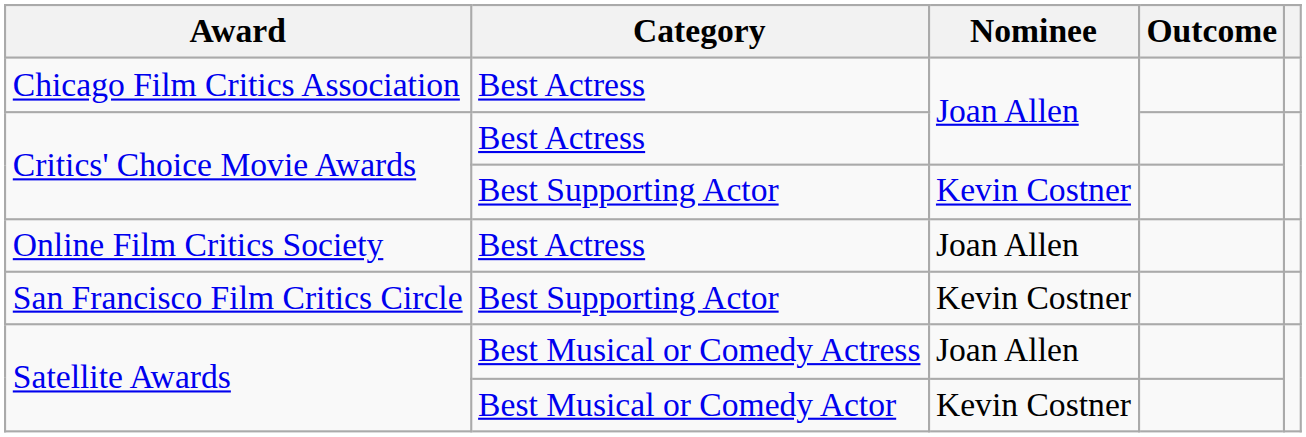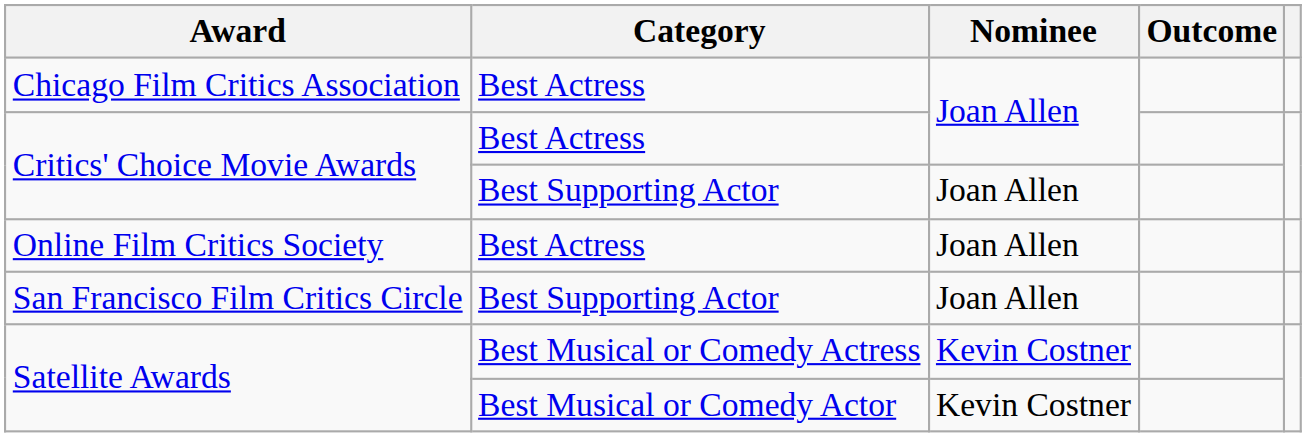(1033, 191) Kevin Costner -> (1007, 191) Joan Allen
(1033, 297) Kevin Costner -> (1007, 297) Joan Allen
(1007, 350) Joan Allen -> (1033, 350) Kevin Costner
